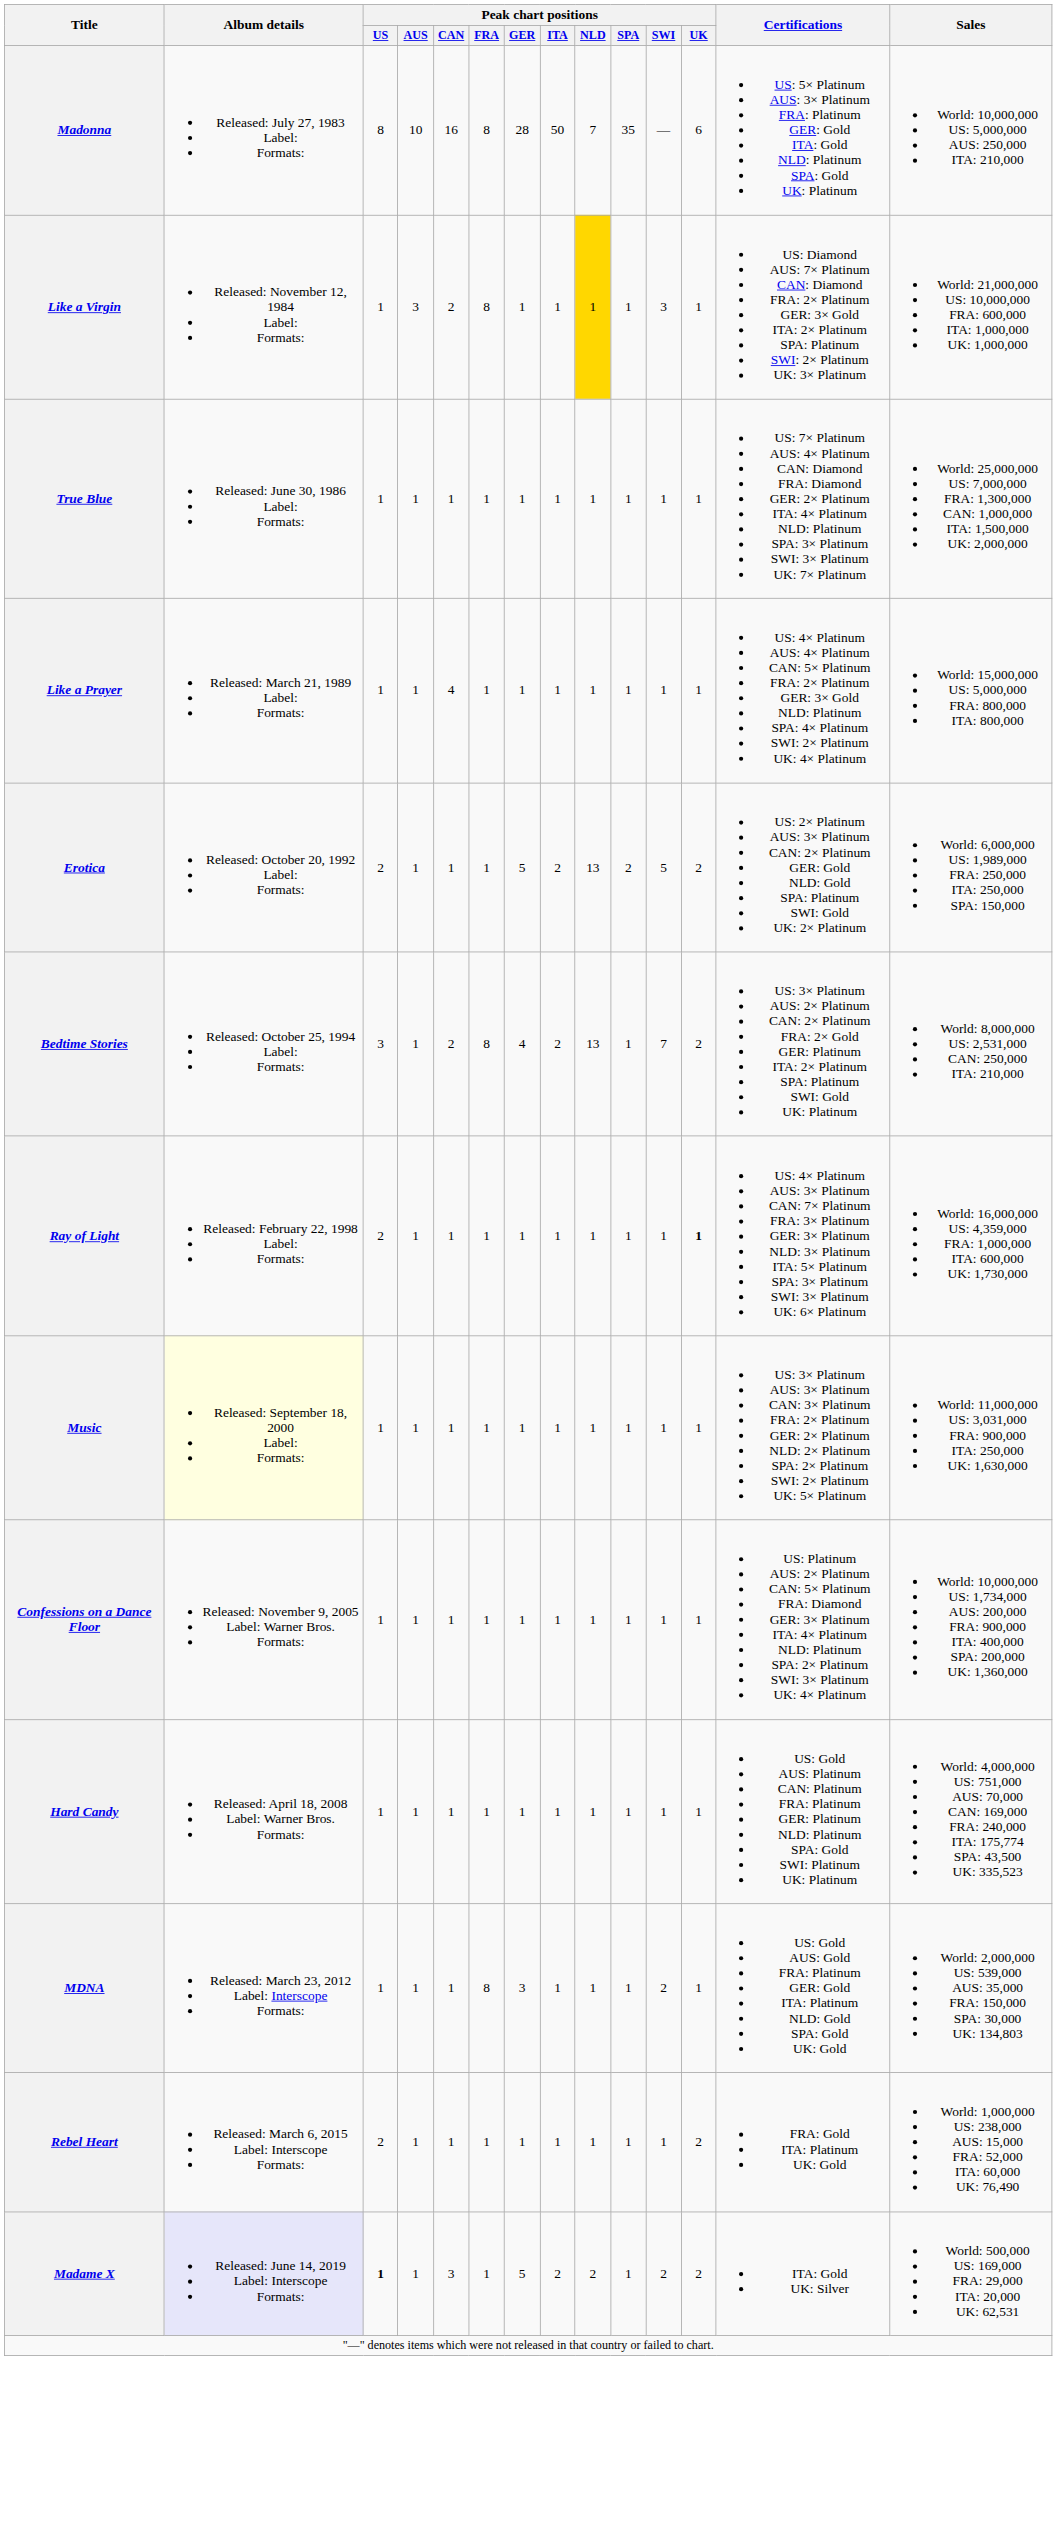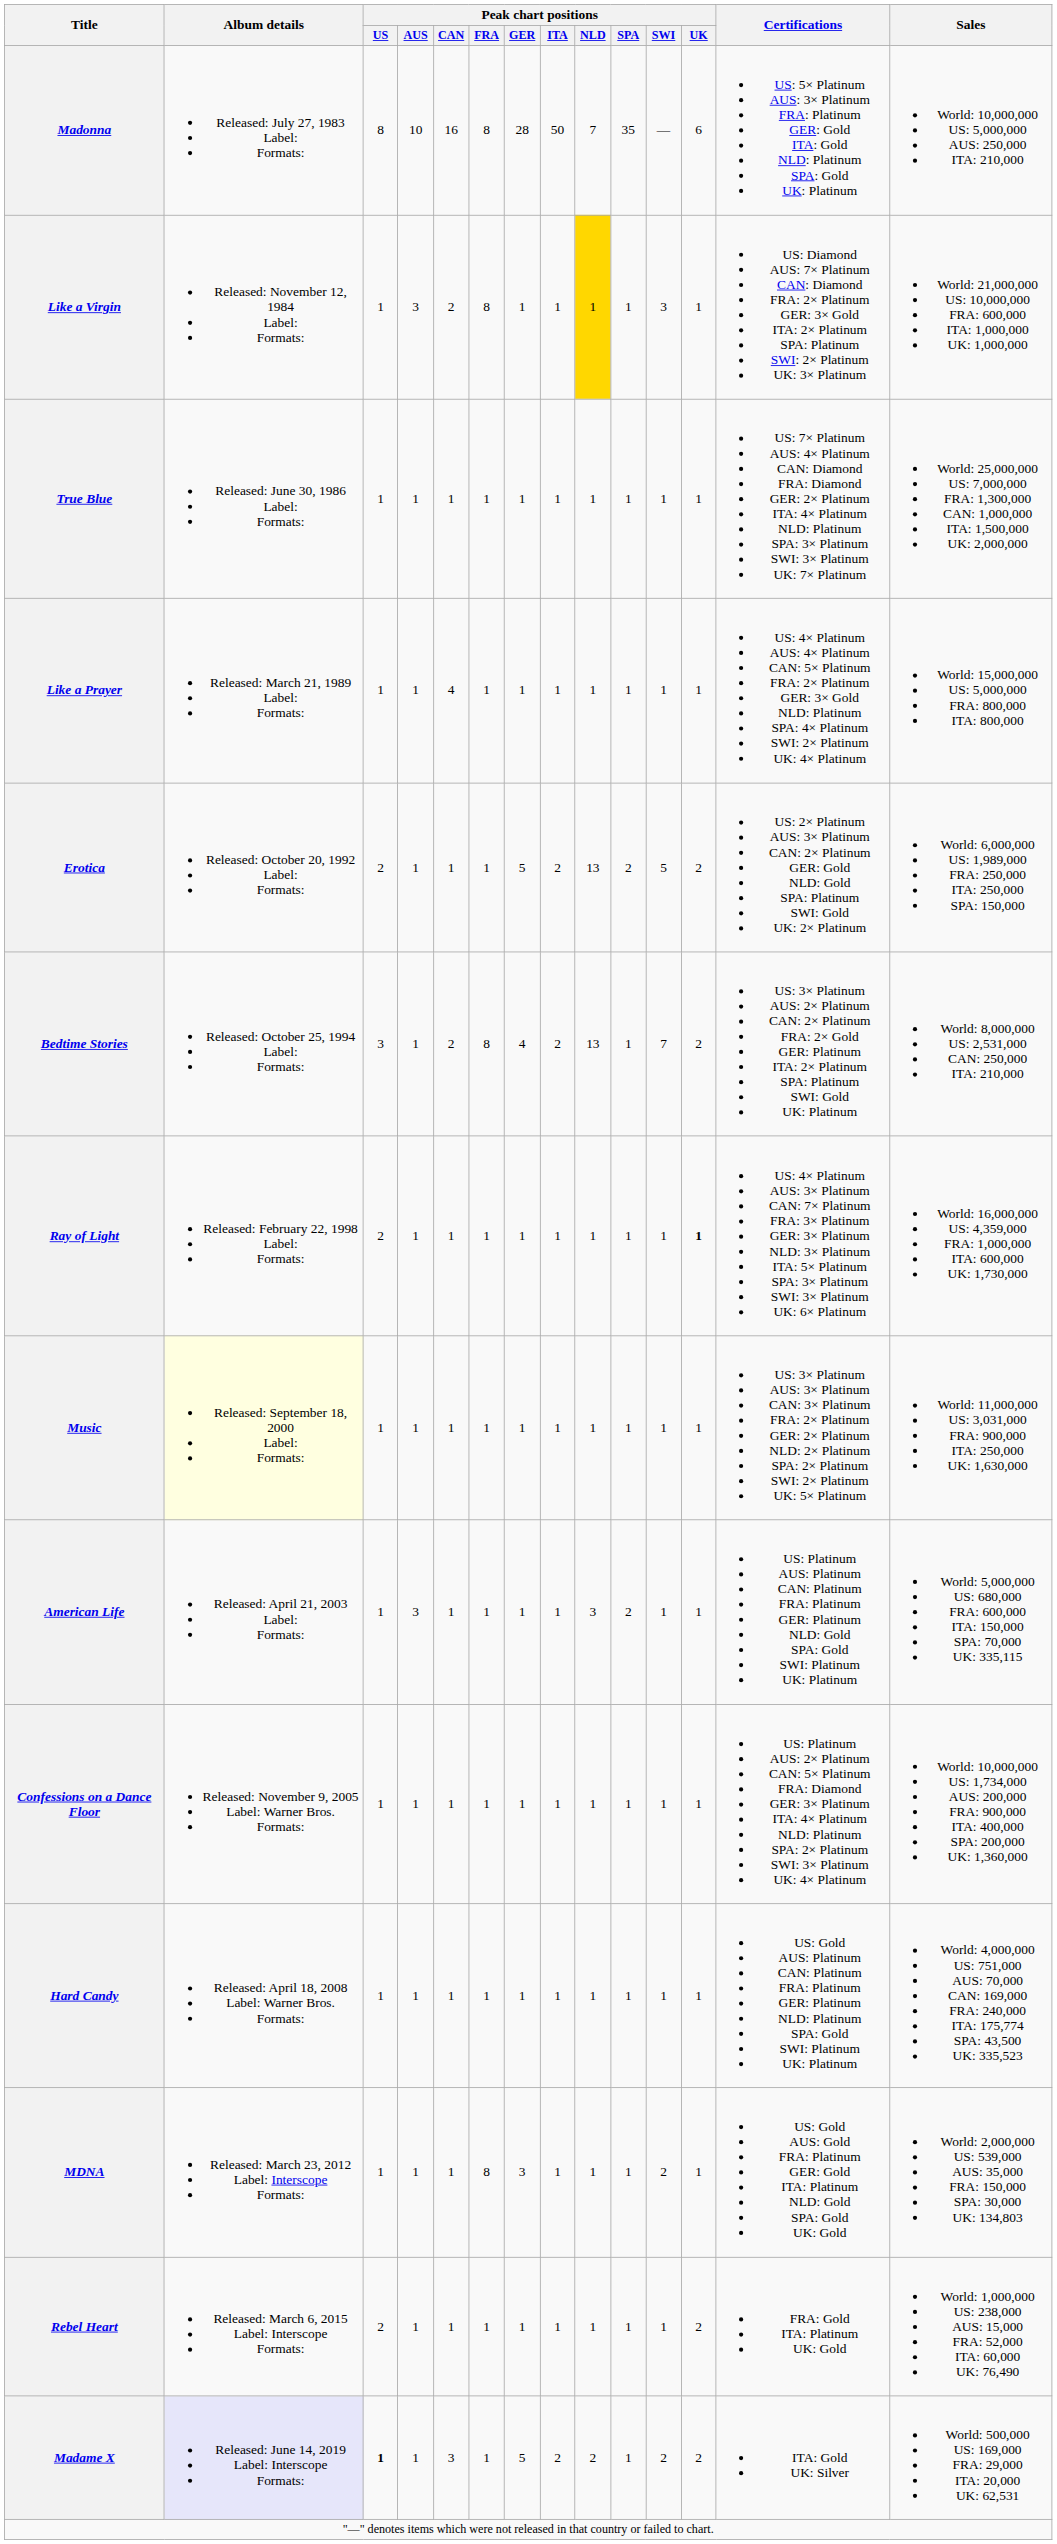+ row: (84, 1612)
